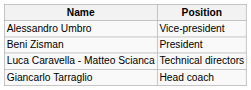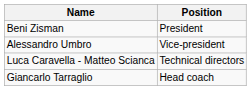rows swapped: (35, 45) <-> (49, 28)
